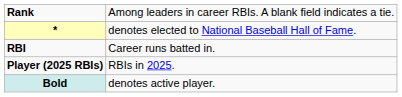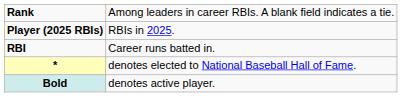rows swapped: (55, 65) <-> (55, 30)
